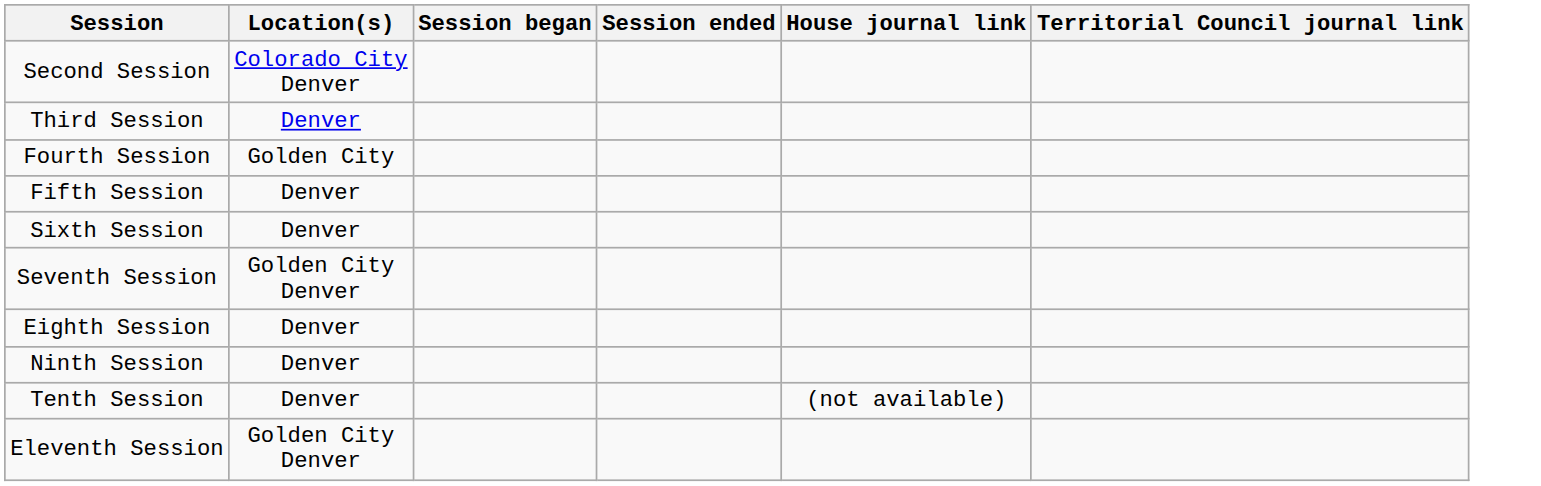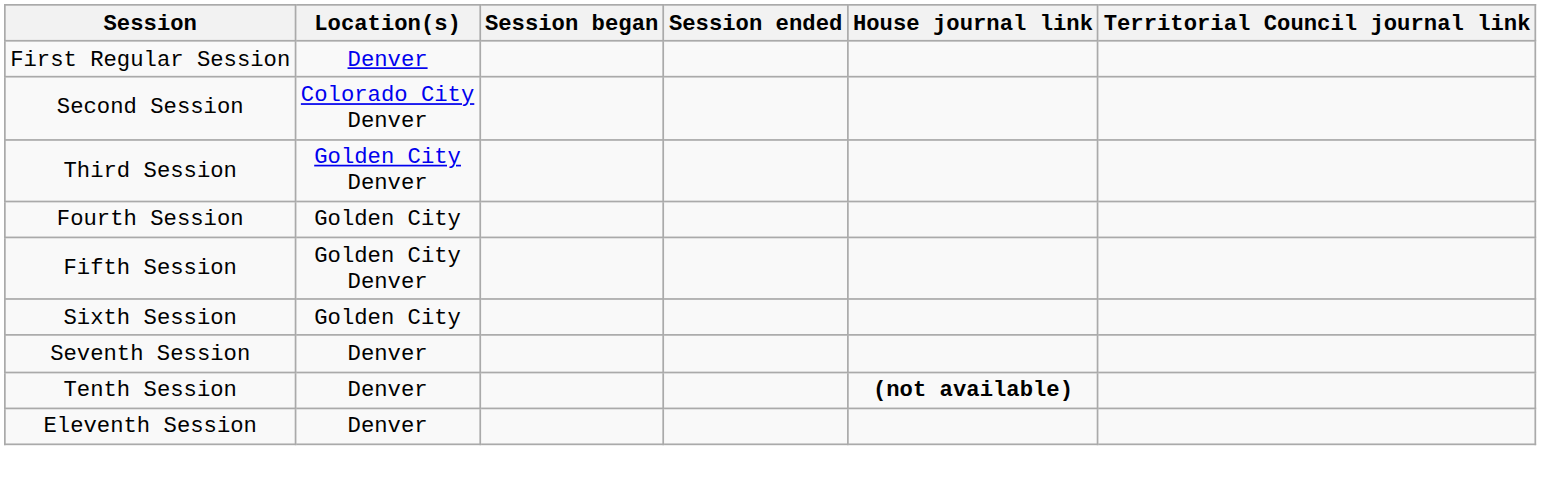+ row: (150, 59)
(321, 121) Denver -> (388, 170) Golden City Denver
(321, 194) Denver -> (388, 268) Golden City Denver
(321, 230) Denver -> (388, 317) Golden City
(321, 279) Golden City Denver -> (388, 354) Denver
- row: (117, 328)
- row: (117, 364)
(906, 400) normal -> (973, 390) bold
(321, 449) Golden City Denver -> (388, 426) Denver
